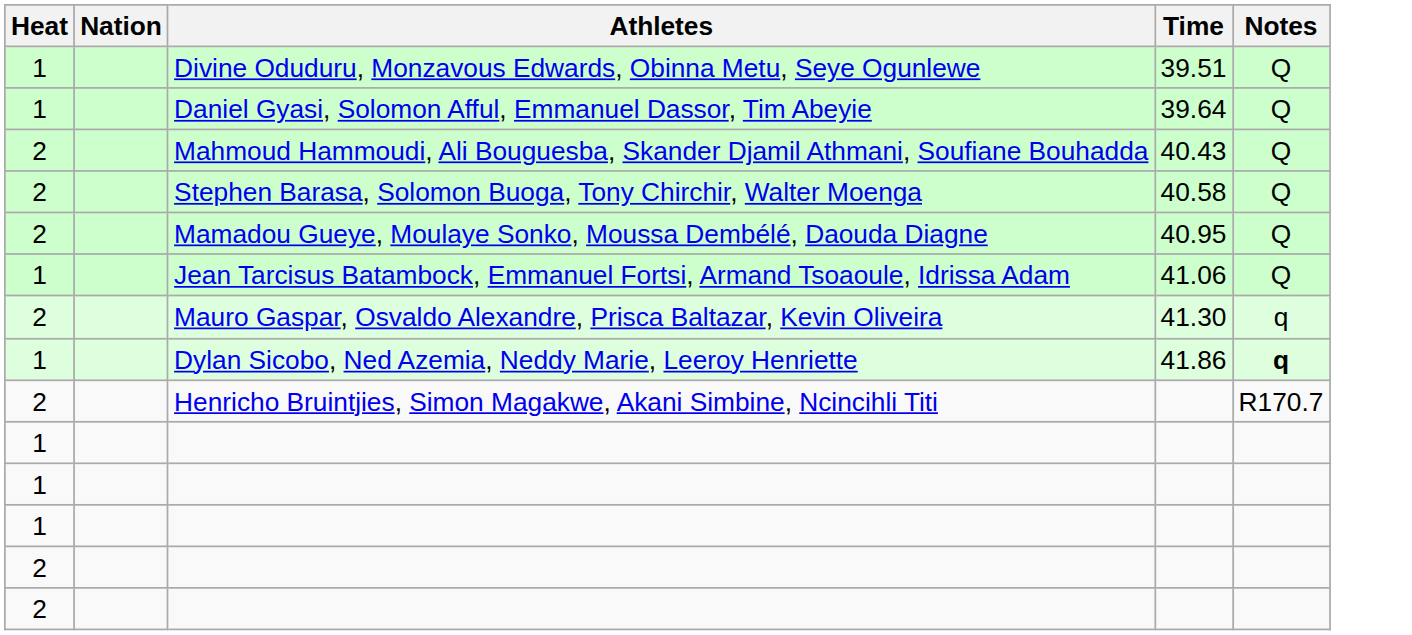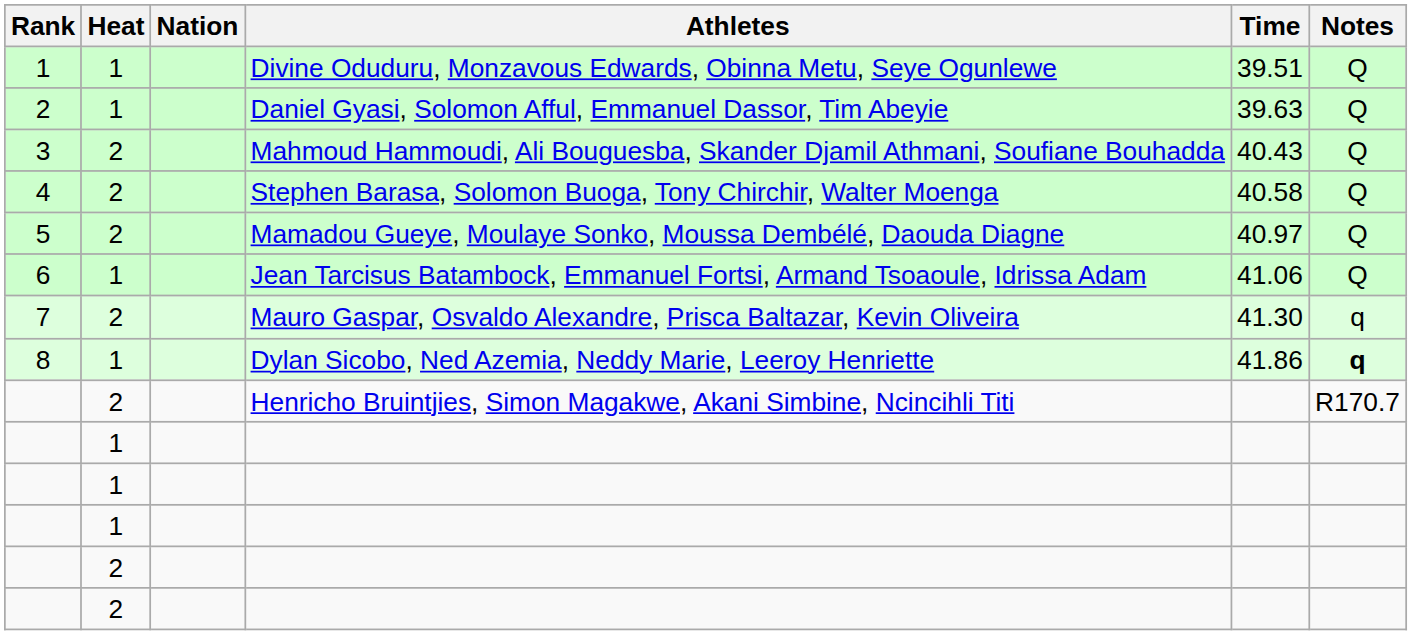+ column: (43, 26)
(1193, 109) 39.64 -> (1270, 109) 39.63
(1193, 234) 40.95 -> (1270, 234) 40.97
